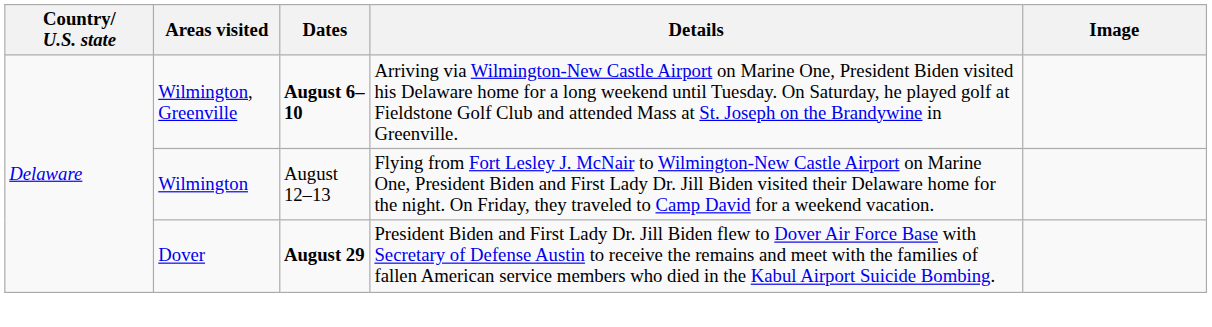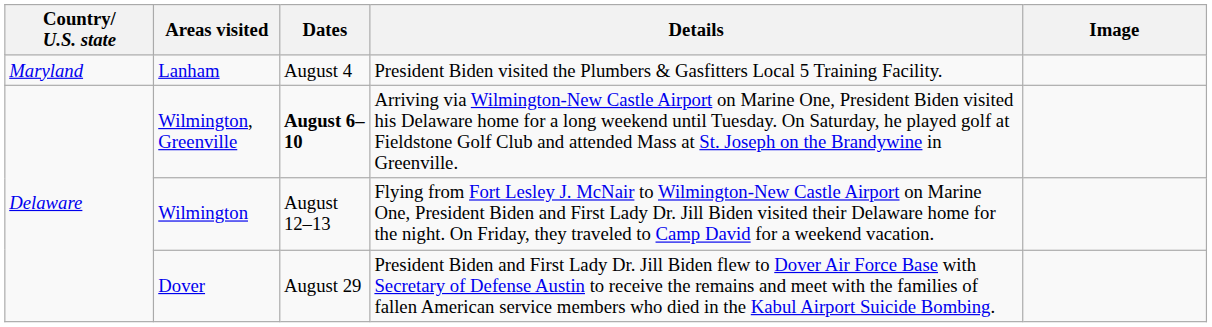+ row: (189, 70)
(324, 255) bold -> (323, 285) normal
